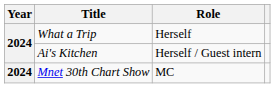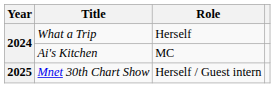(208, 53) Herself / Guest intern -> (165, 53) MC
(20, 72) 2024 -> (20, 72) 2025
(165, 72) MC -> (208, 72) Herself / Guest intern
